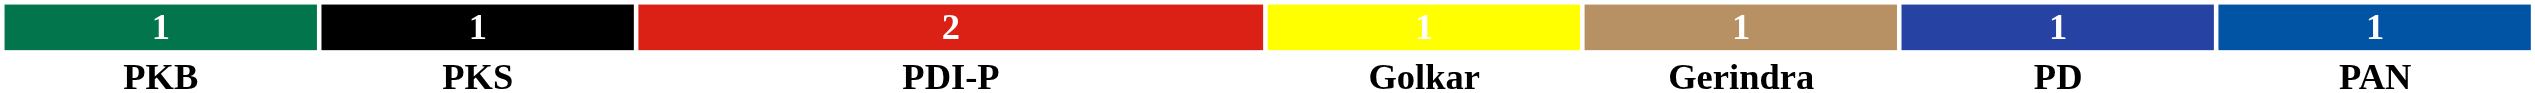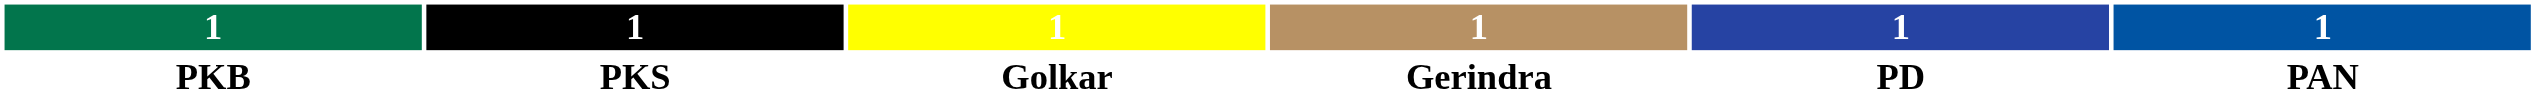- column: (951, 26)
